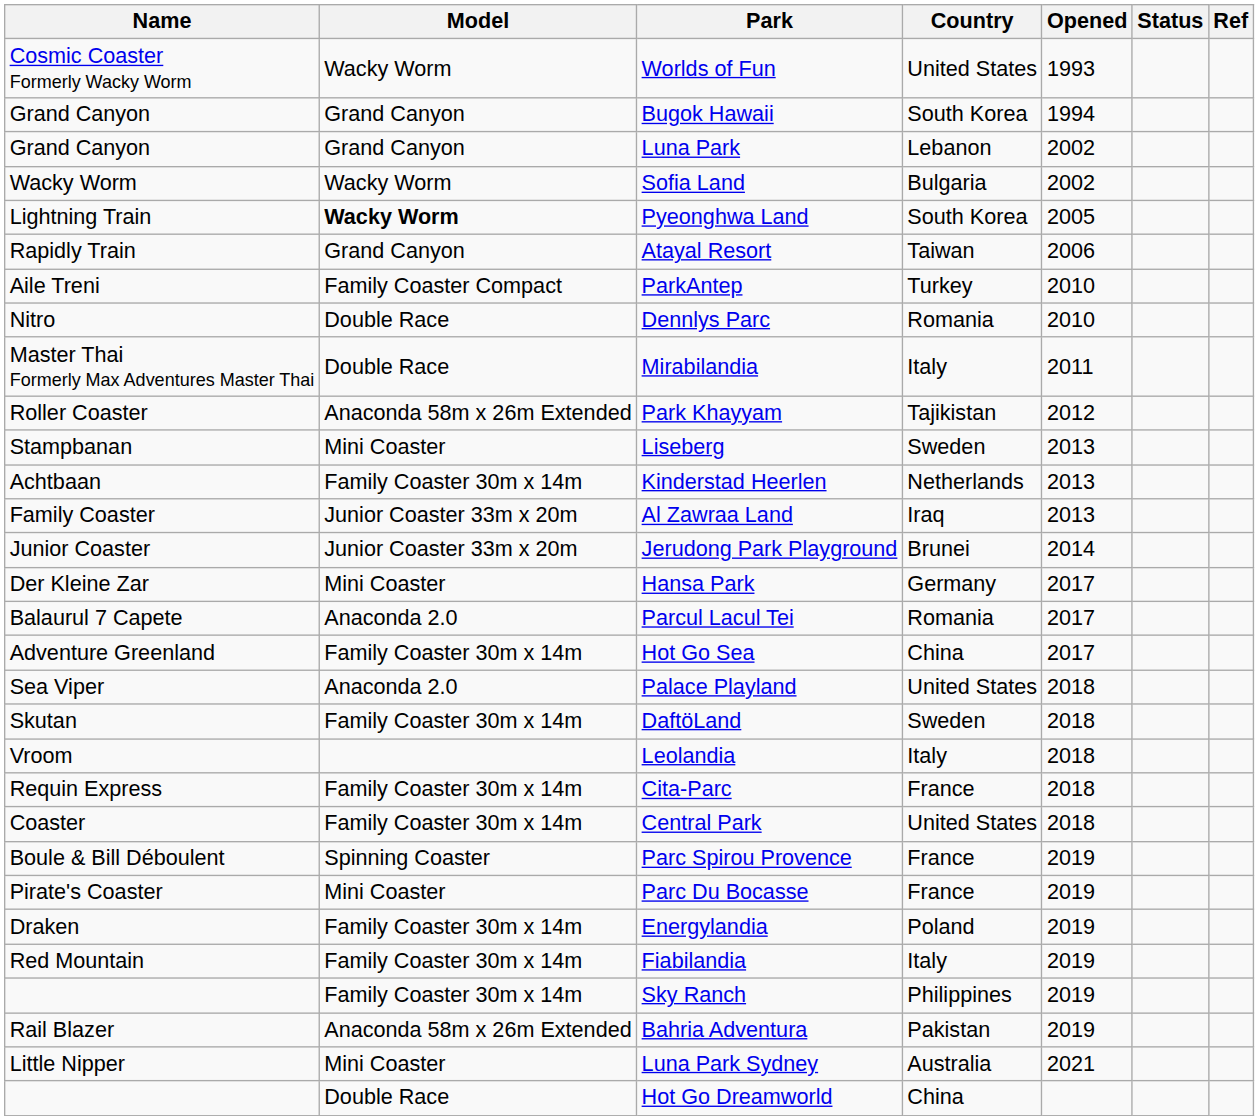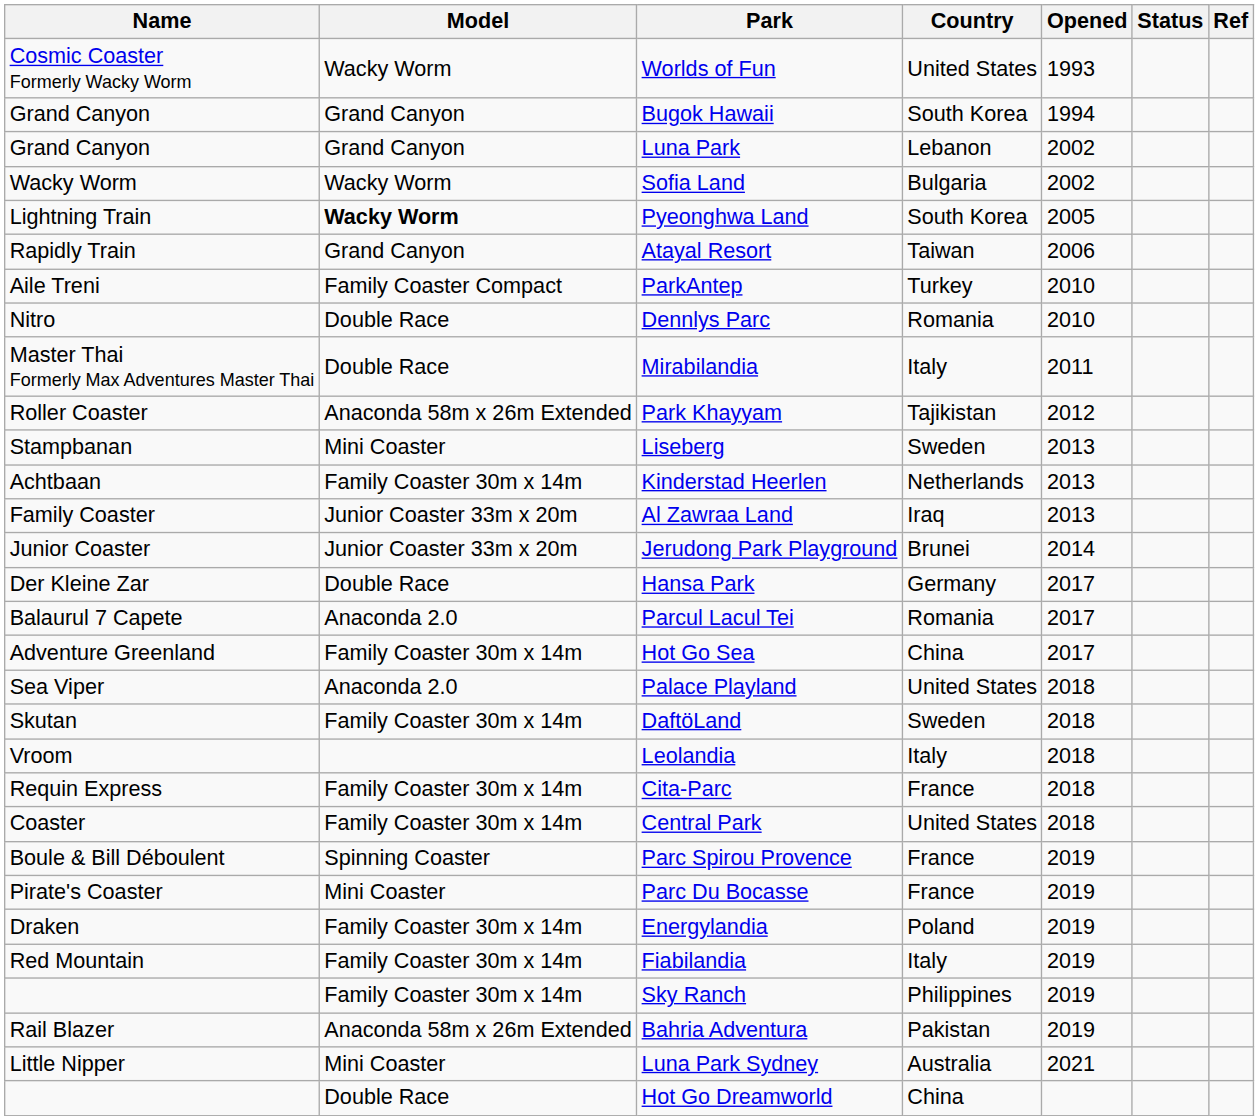(385, 584) Mini Coaster -> (387, 584) Double Race
